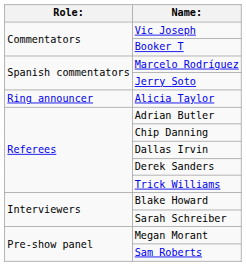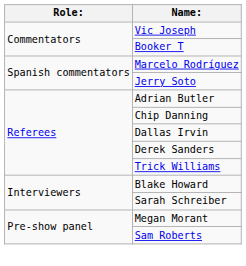- row: (175, 99)
